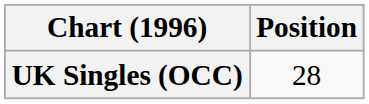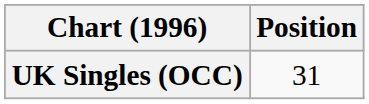(307, 74) 28 -> (307, 74) 31
